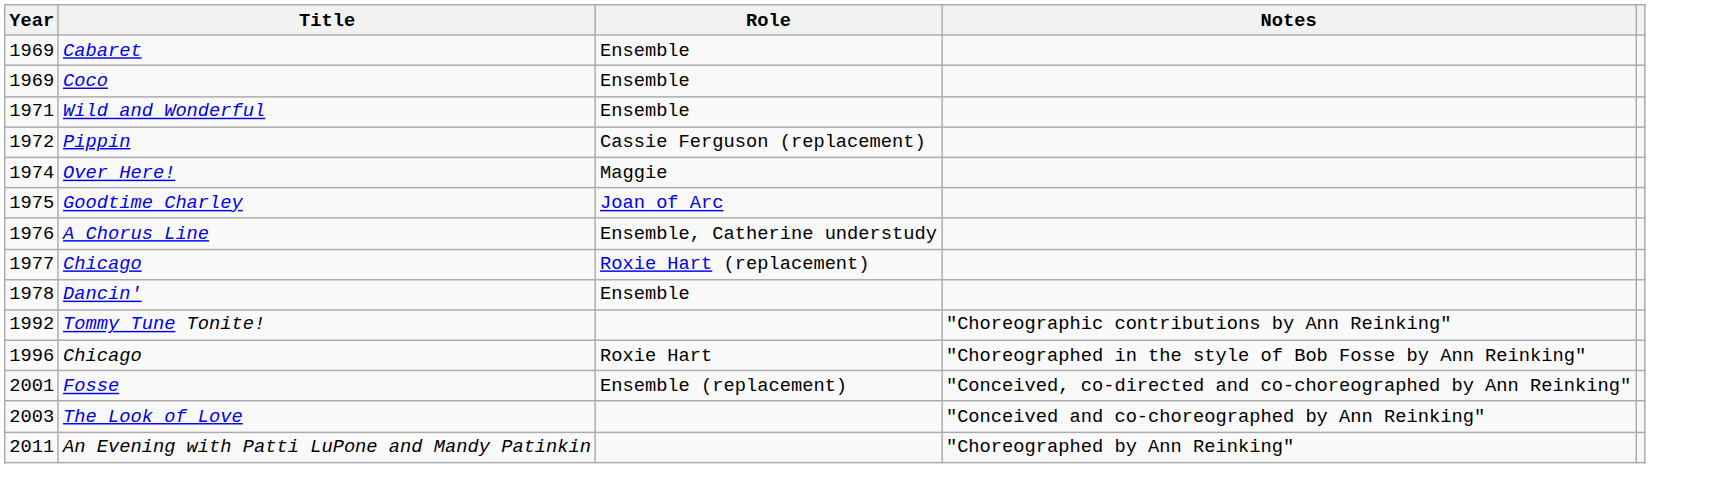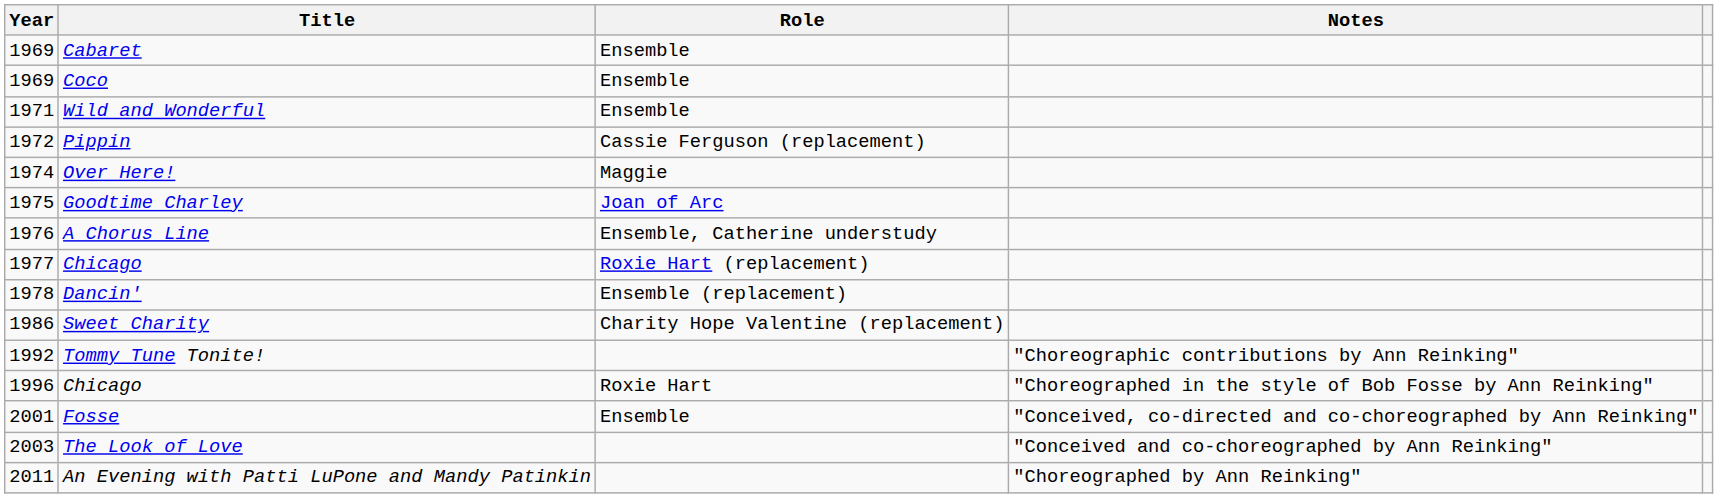(645, 295) Ensemble -> (724, 295) Ensemble (replacement)
+ row: (32, 325)
(724, 386) Ensemble (replacement) -> (645, 417) Ensemble
